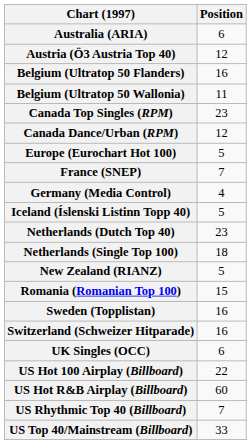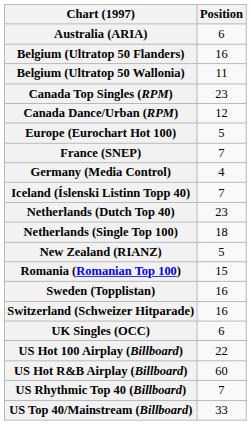- row: (101, 53)
(221, 212) 5 -> (221, 192) 7
